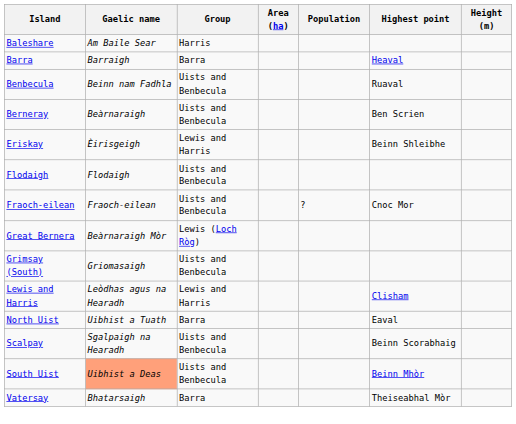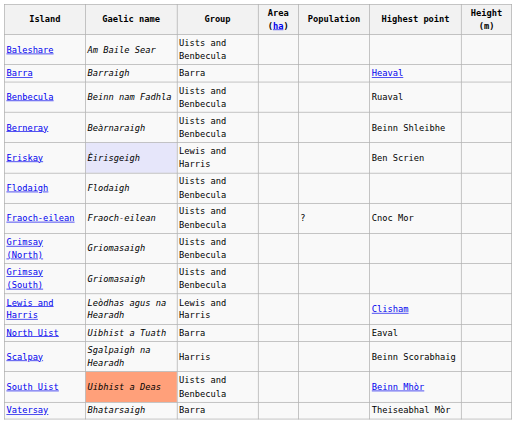(195, 43) Harris -> (203, 50) Uists and Benbecula
(398, 114) Ben Scrien -> (409, 127) Beinn Shleibhe
(114, 145) no background -> (114, 158) lavender background
(409, 145) Beinn Shleibhe -> (398, 158) Ben Scrien
- row: (40, 235)
+ row: (25, 248)
(203, 343) Uists and Benbecula -> (195, 356) Harris
